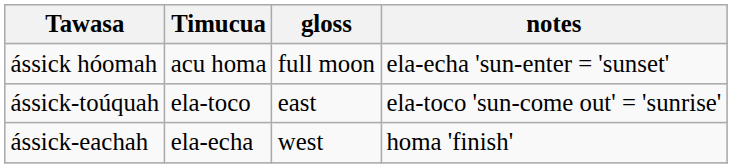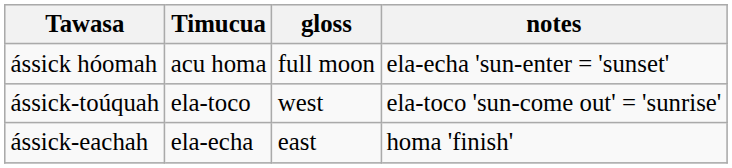(297, 102) east -> (301, 102) west
(301, 142) west -> (297, 142) east
